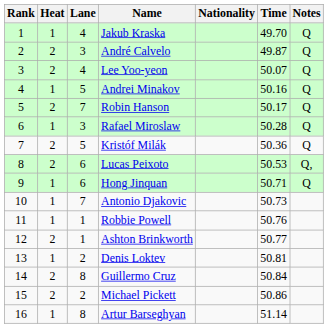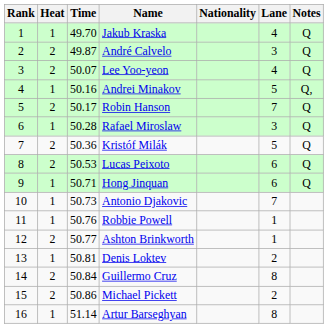columns swapped: (83, 13) <-> (274, 13)
(307, 88) Q -> (307, 88) Q,
(307, 164) Q, -> (307, 164) Q
